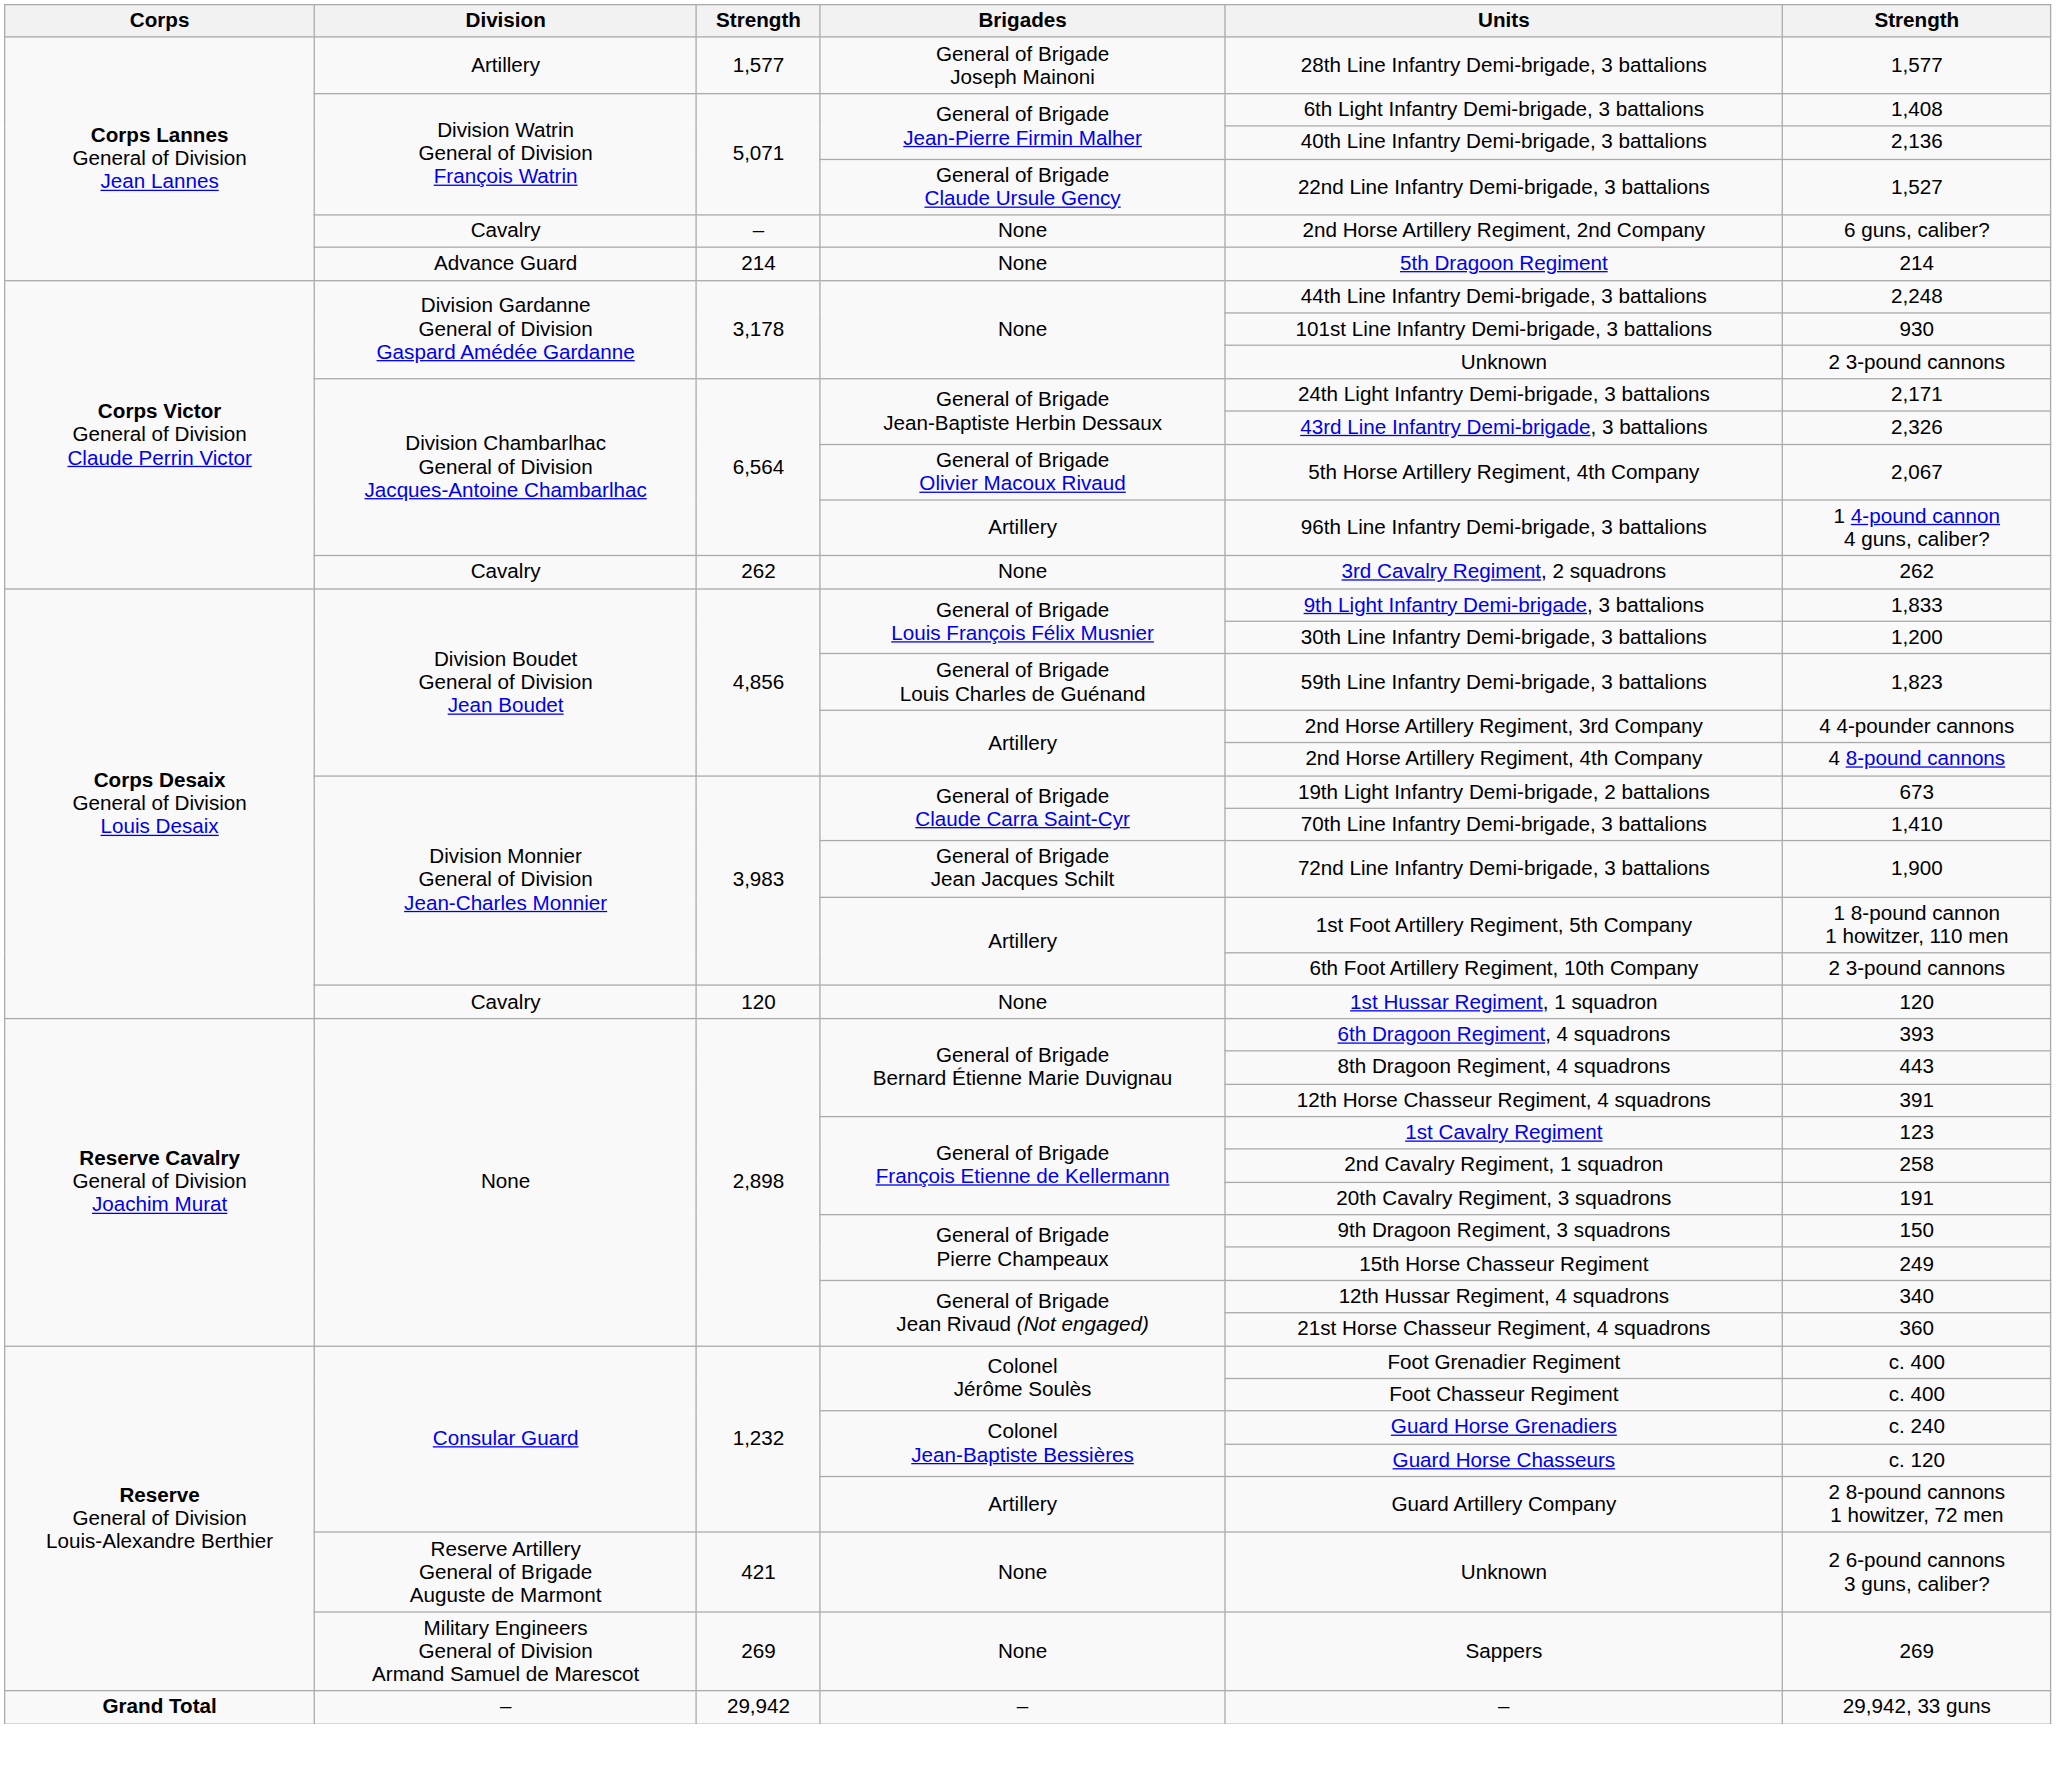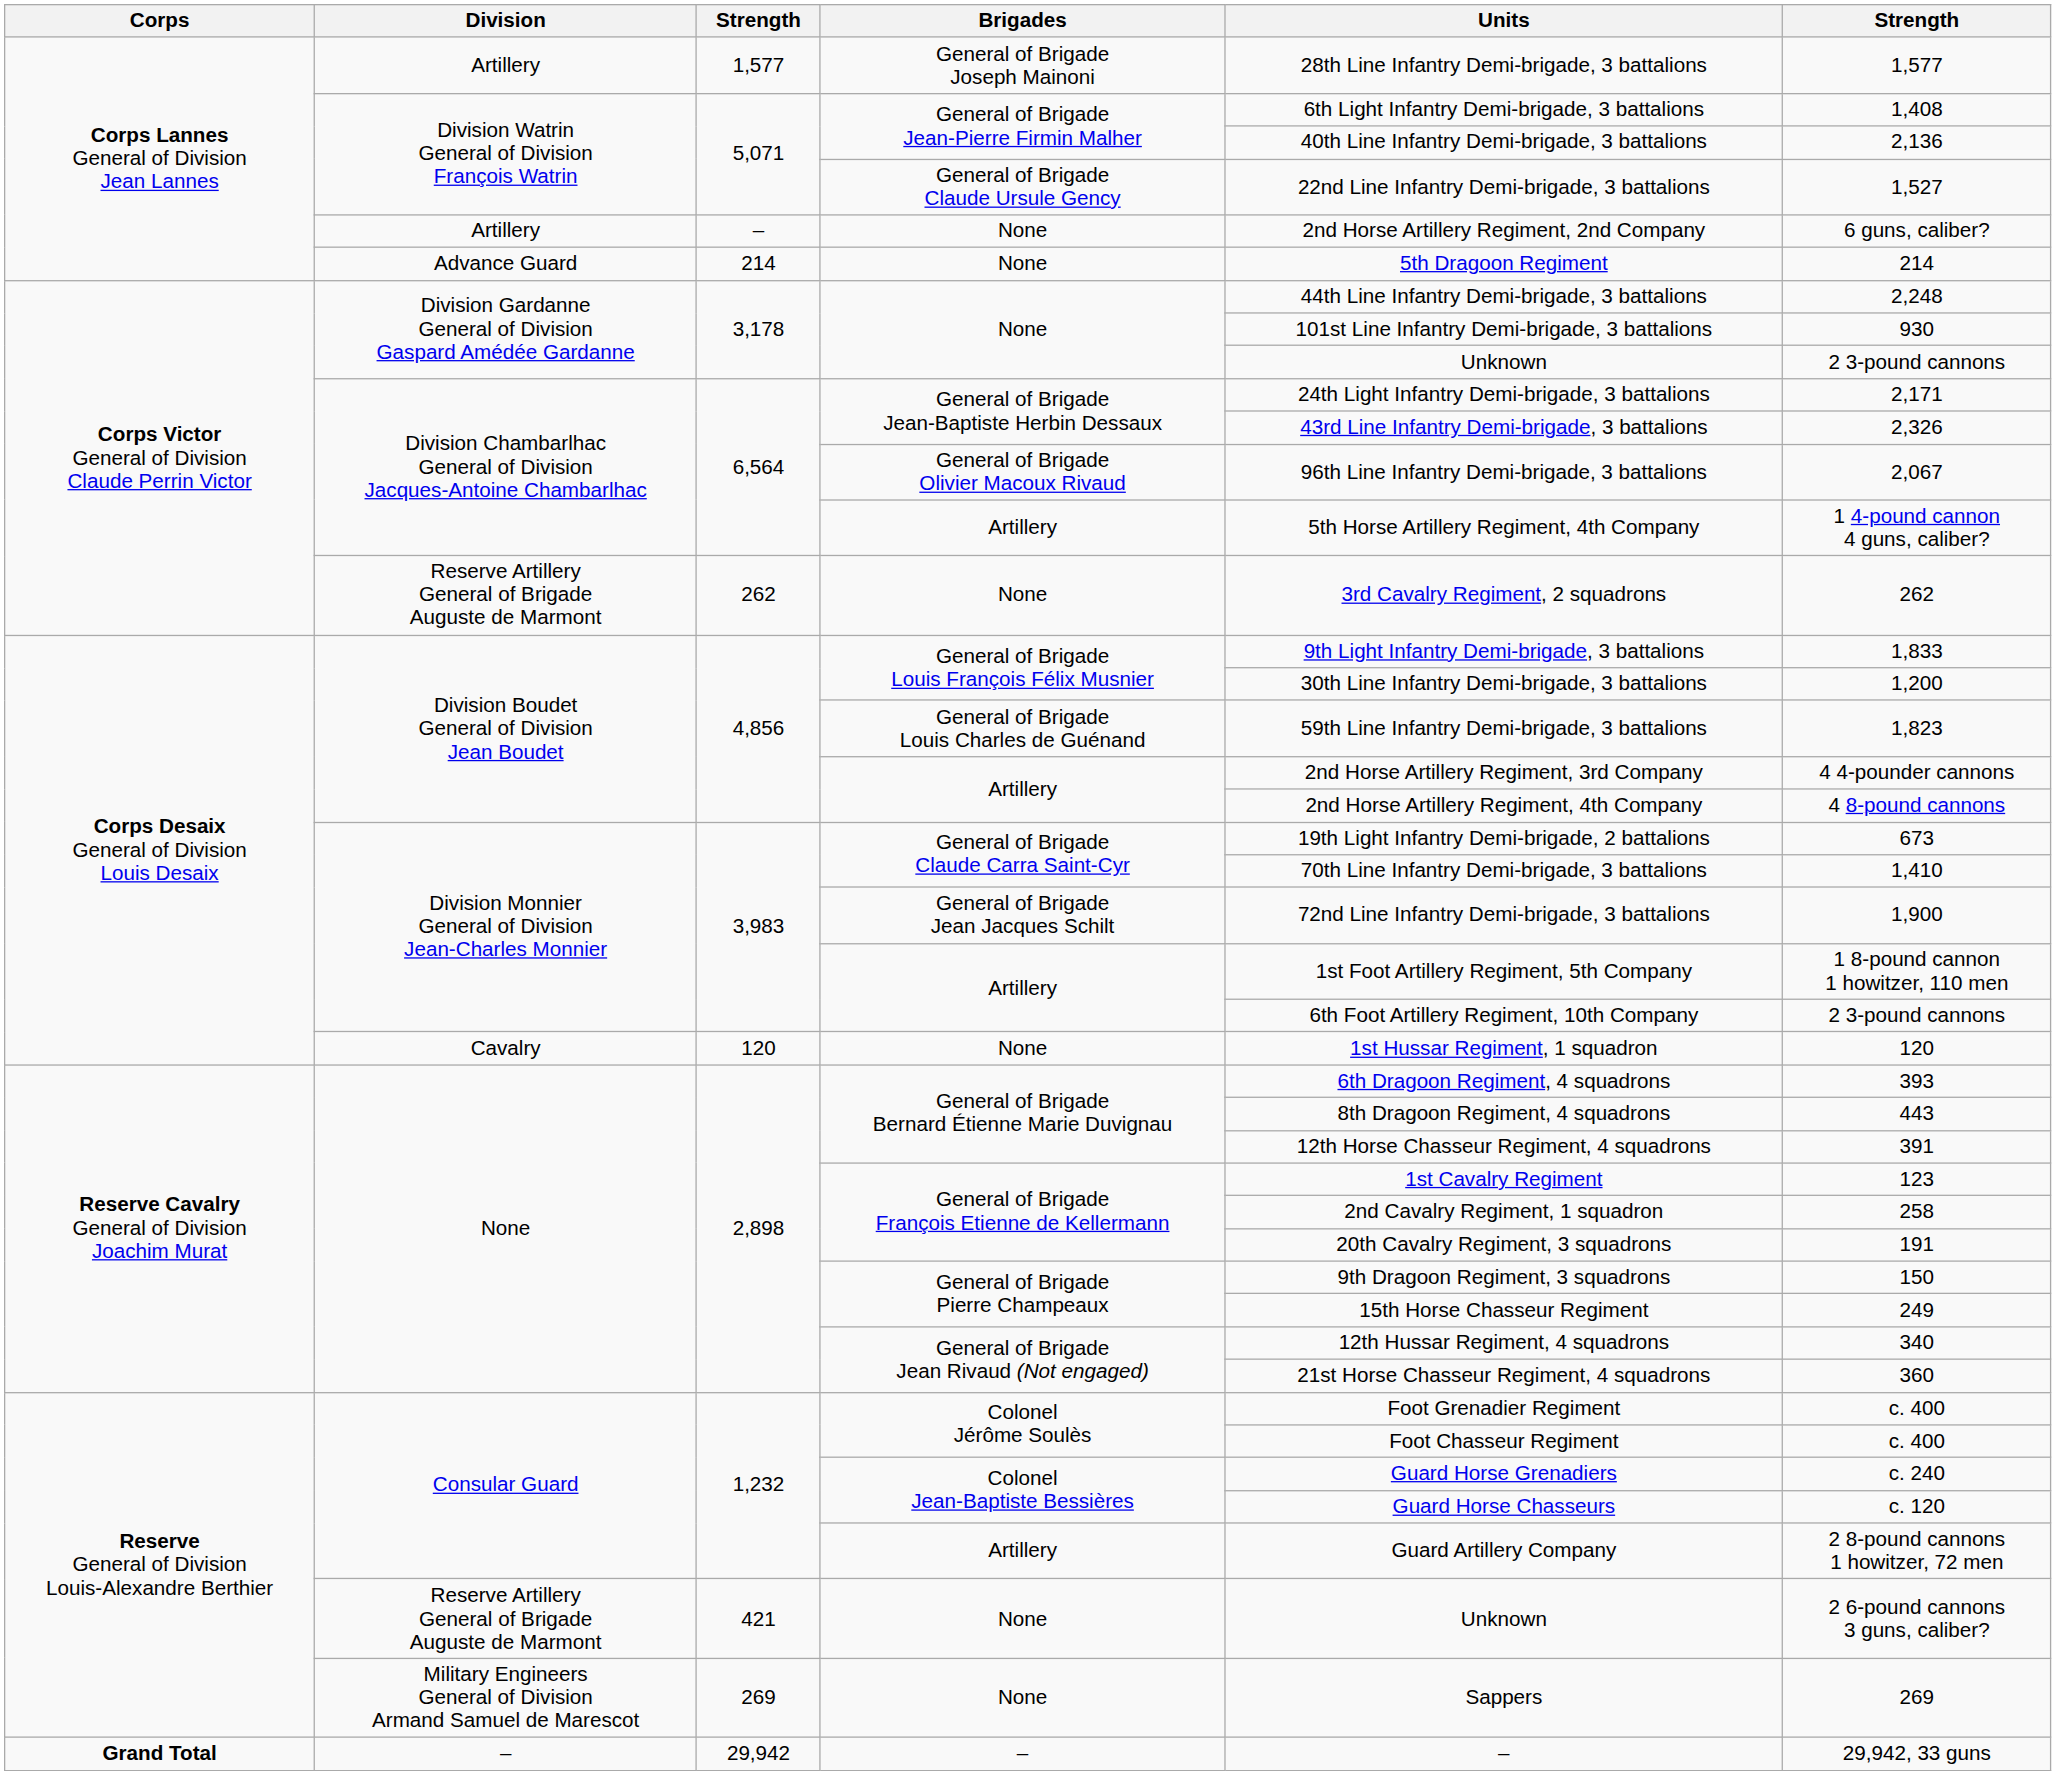(506, 230) Cavalry -> (506, 230) Artillery
(1504, 471) 5th Horse Artillery Regiment, 4th Company -> (1504, 471) 96th Line Infantry Demi-brigade, 3 battalions
(1504, 527) 96th Line Infantry Demi-brigade, 3 battalions -> (1504, 527) 5th Horse Artillery Regiment, 4th Company
(506, 572) Cavalry -> (506, 595) Reserve Artillery General of Brigade Auguste de Marmont
